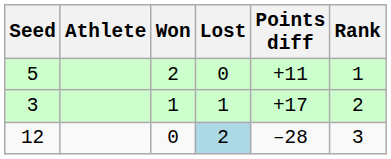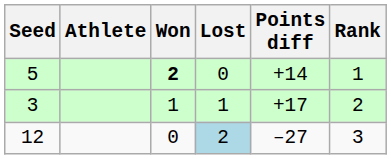(173, 74) normal -> (173, 74) bold
(290, 74) +11 -> (290, 74) +14
(290, 138) –28 -> (290, 138) –27
